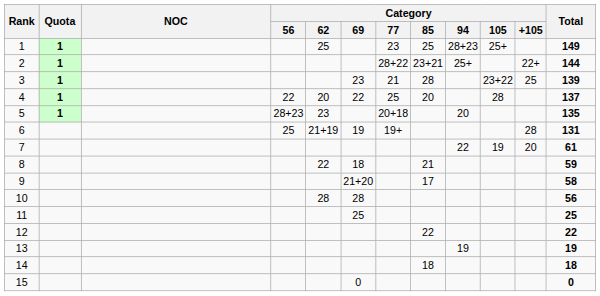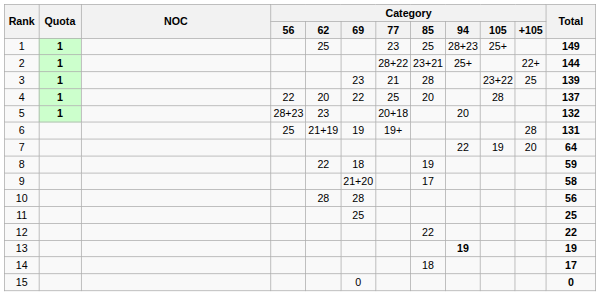(571, 114) 135 -> (571, 114) 132
(571, 148) 61 -> (571, 148) 64
(428, 165) 21 -> (428, 165) 19
(463, 249) normal -> (463, 249) bold
(571, 266) 18 -> (571, 266) 17
